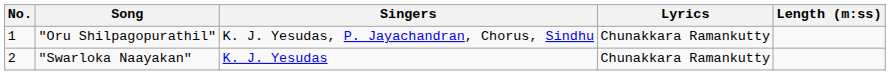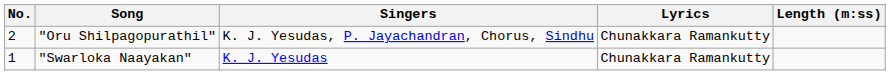(12, 37) 1 -> (12, 37) 2
(12, 59) 2 -> (12, 59) 1
